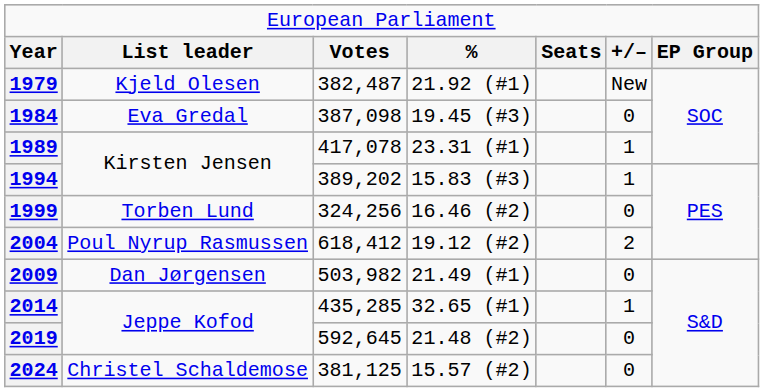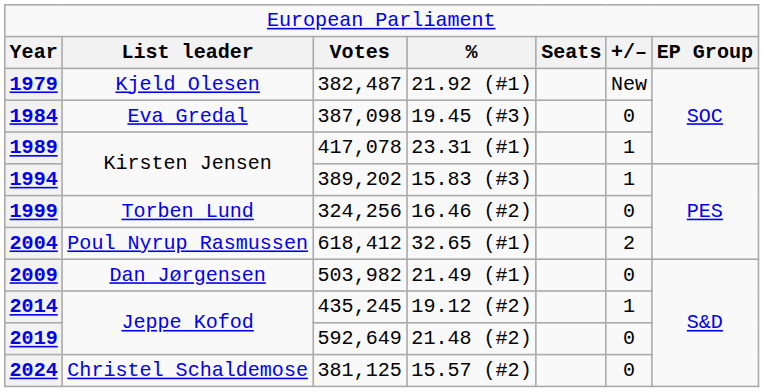(472, 243) 19.12 (#2) -> (472, 243) 32.65 (#1)
(360, 307) 435,285 -> (360, 307) 435,245
(472, 307) 32.65 (#1) -> (472, 307) 19.12 (#2)
(360, 339) 592,645 -> (360, 339) 592,649
